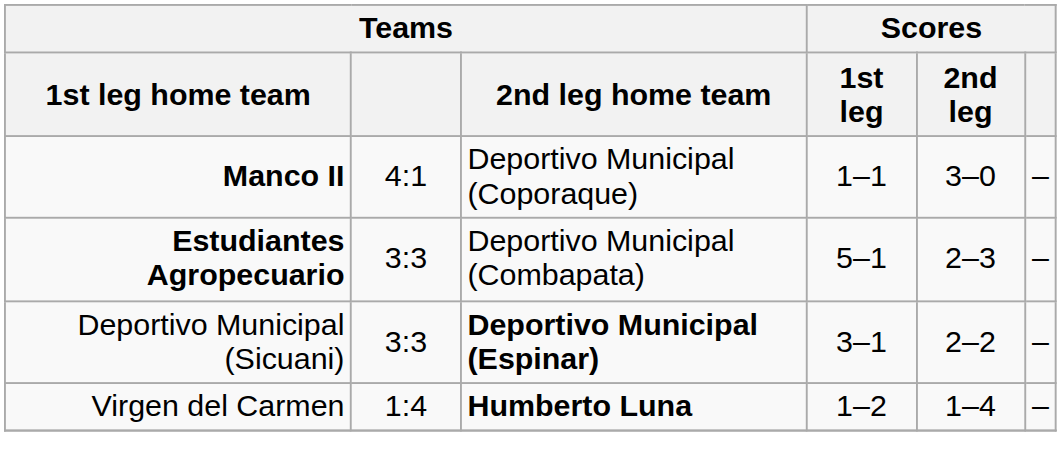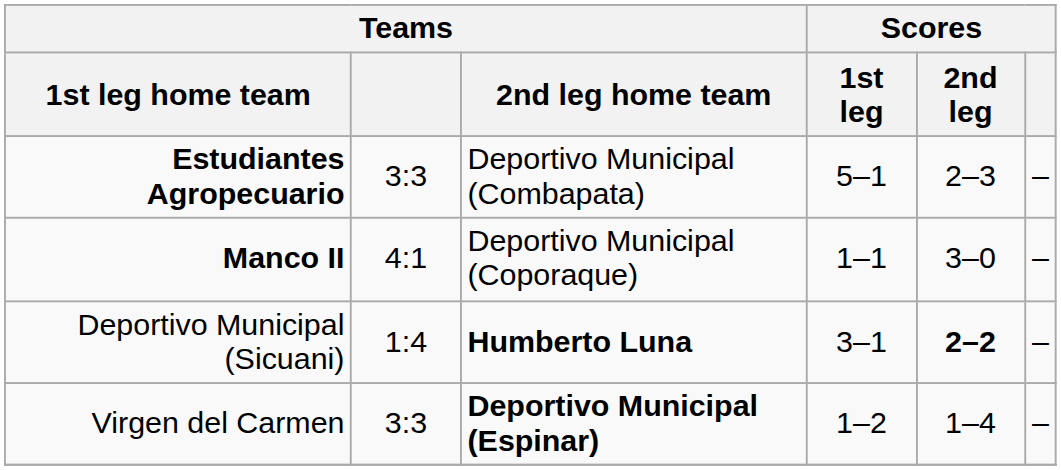rows swapped: (246, 258) <-> (284, 176)
(406, 341) 3:3 -> (406, 341) 1:4
(613, 341) Deportivo Municipal (Espinar) -> (580, 341) Humberto Luna
(970, 341) normal -> (970, 341) bold
(406, 406) 1:4 -> (406, 423) 3:3
(580, 406) Humberto Luna -> (613, 423) Deportivo Municipal (Espinar)
